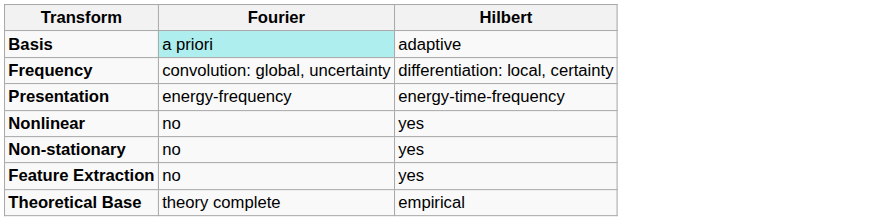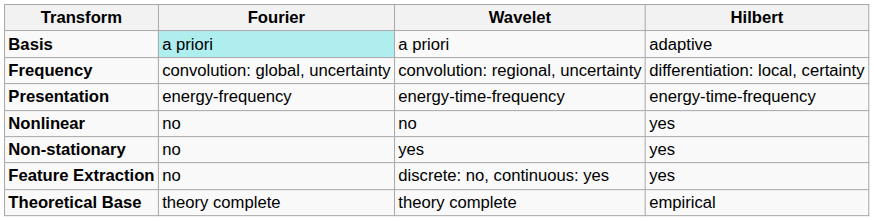+ column: (520, 17)
